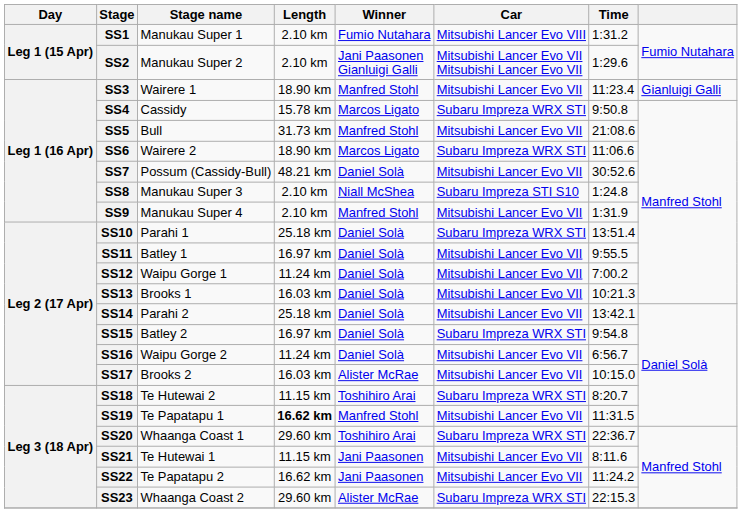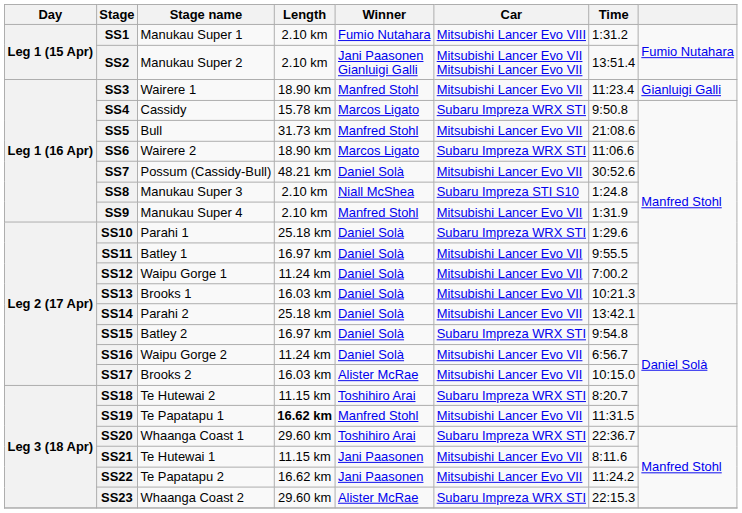(610, 62) 1:29.6 -> (614, 62) 13:51.4
(614, 232) 13:51.4 -> (610, 232) 1:29.6
